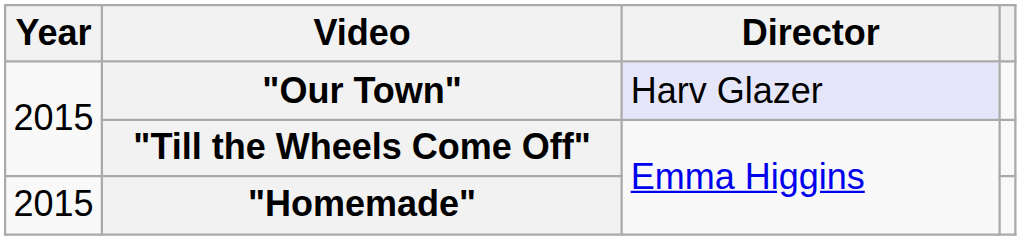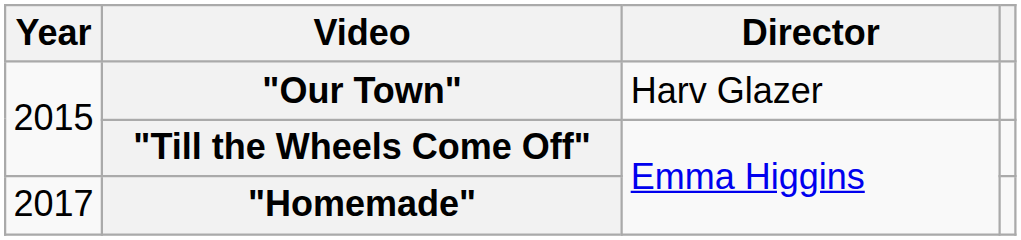(727, 90) lavender background -> (727, 90) no background
(53, 204) 2015 -> (53, 204) 2017
